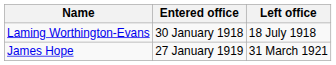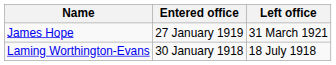rows swapped: (78, 32) <-> (40, 51)
